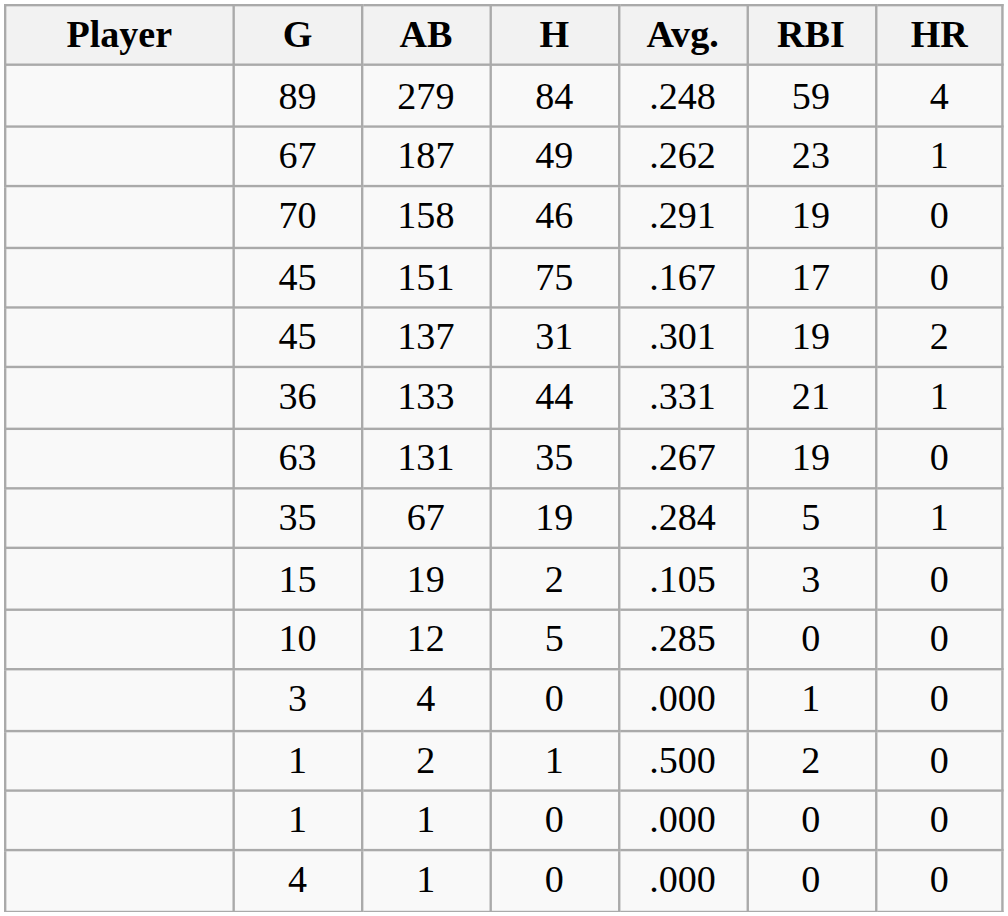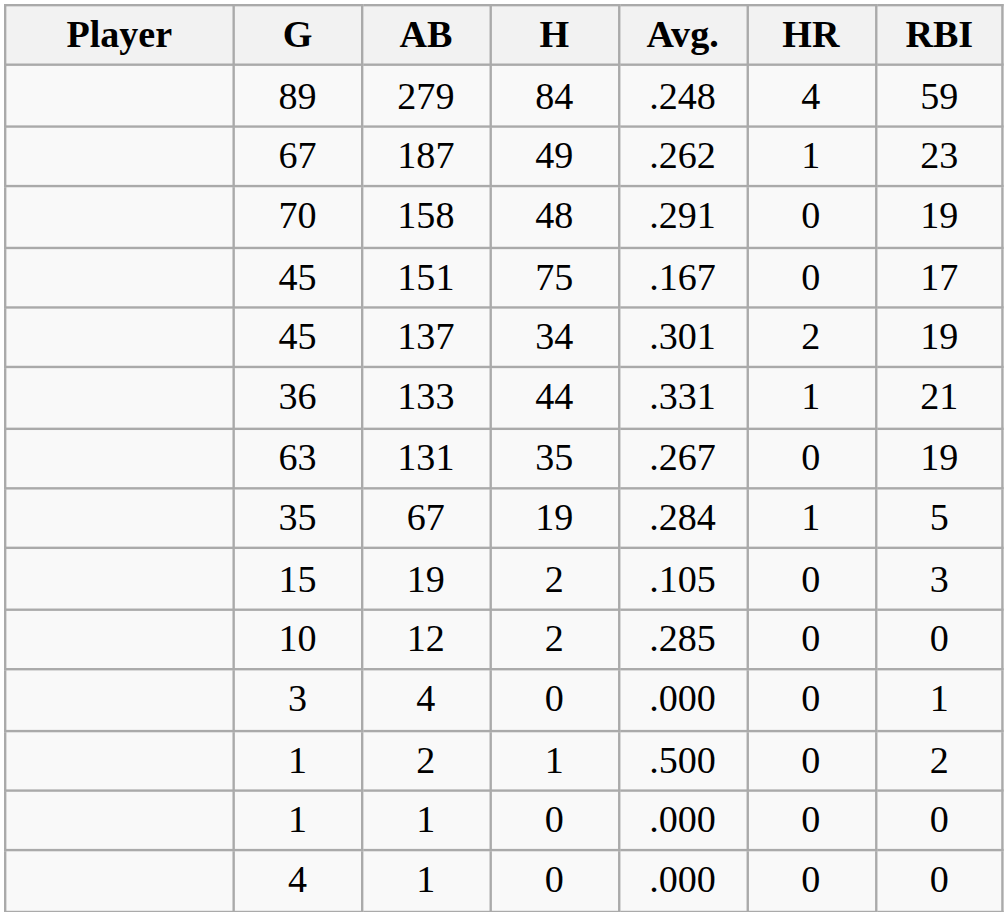columns swapped: (939, 34) <-> (811, 34)
(554, 215) 46 -> (554, 215) 48
(554, 336) 31 -> (554, 336) 34
(554, 638) 5 -> (554, 638) 2
